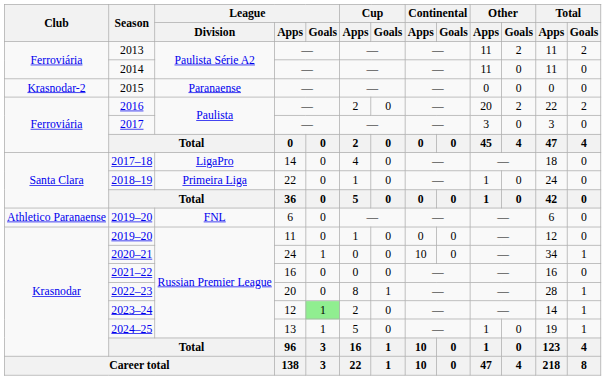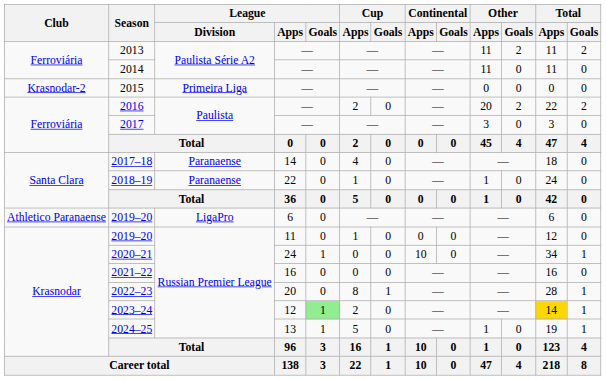(215, 87) Paranaense -> (215, 87) Primeira Liga
(215, 161) LigaPro -> (215, 161) Paranaense
(215, 180) Primeira Liga -> (215, 180) Paranaense
(215, 217) FNL -> (215, 217) LigaPro
(551, 310) no background -> (551, 310) gold background
